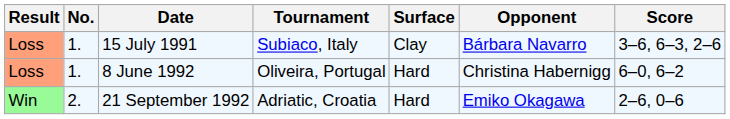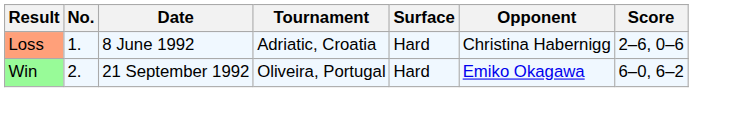- row: (150, 44)
(321, 72) Oliveira, Portugal -> (317, 44) Adriatic, Croatia
(651, 72) 6–0, 6–2 -> (651, 44) 2–6, 0–6
(317, 99) Adriatic, Croatia -> (321, 72) Oliveira, Portugal
(651, 99) 2–6, 0–6 -> (651, 72) 6–0, 6–2
